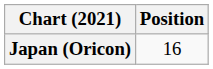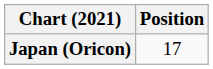(172, 49) 16 -> (172, 49) 17
